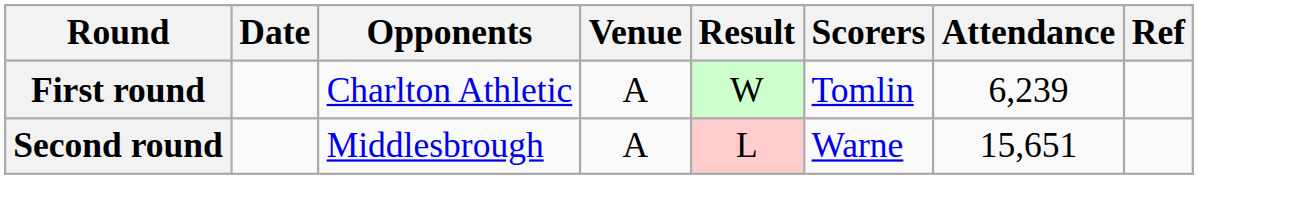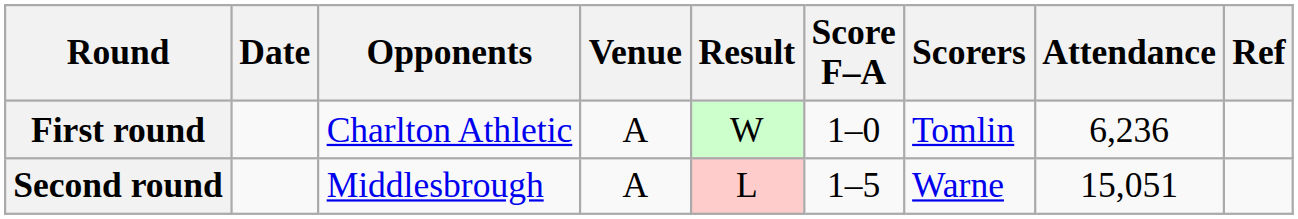+ column: (854, 52)
(1029, 88) 6,239 -> (1129, 128) 6,236
(1029, 145) 15,651 -> (1129, 185) 15,051
